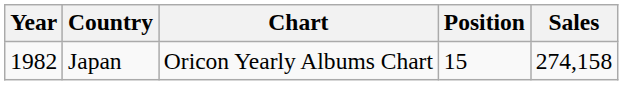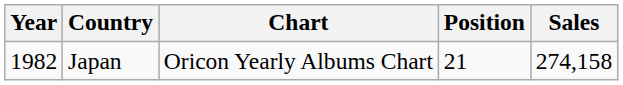(456, 60) 15 -> (456, 60) 21
